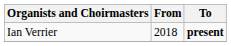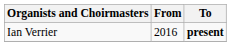(166, 32) 2018 -> (166, 32) 2016
